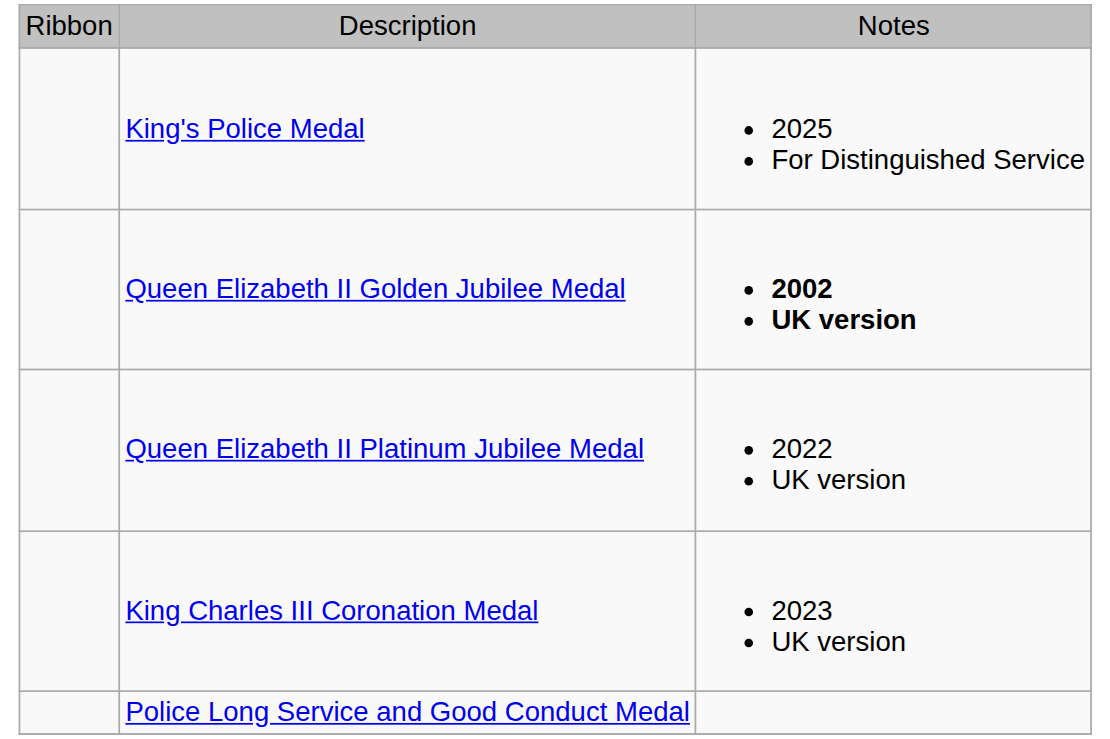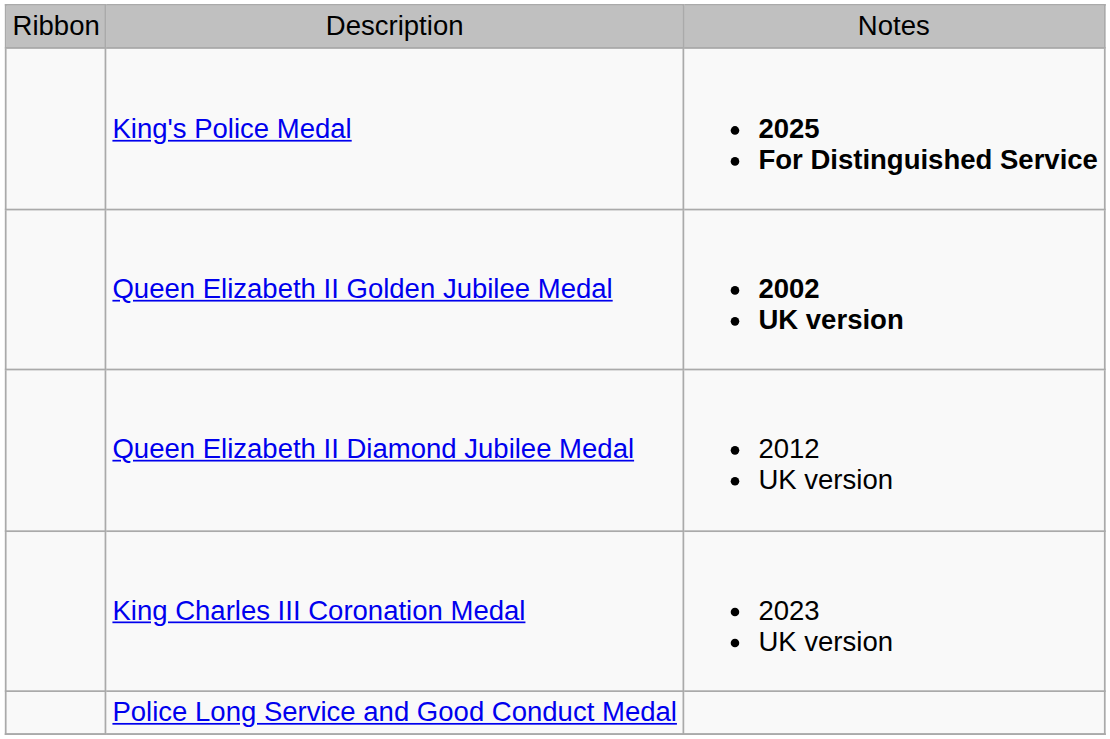(894, 144) normal -> (894, 144) bold
+ row: (373, 449)
- row: (385, 449)
